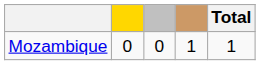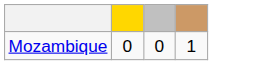- column: (231, 18)
